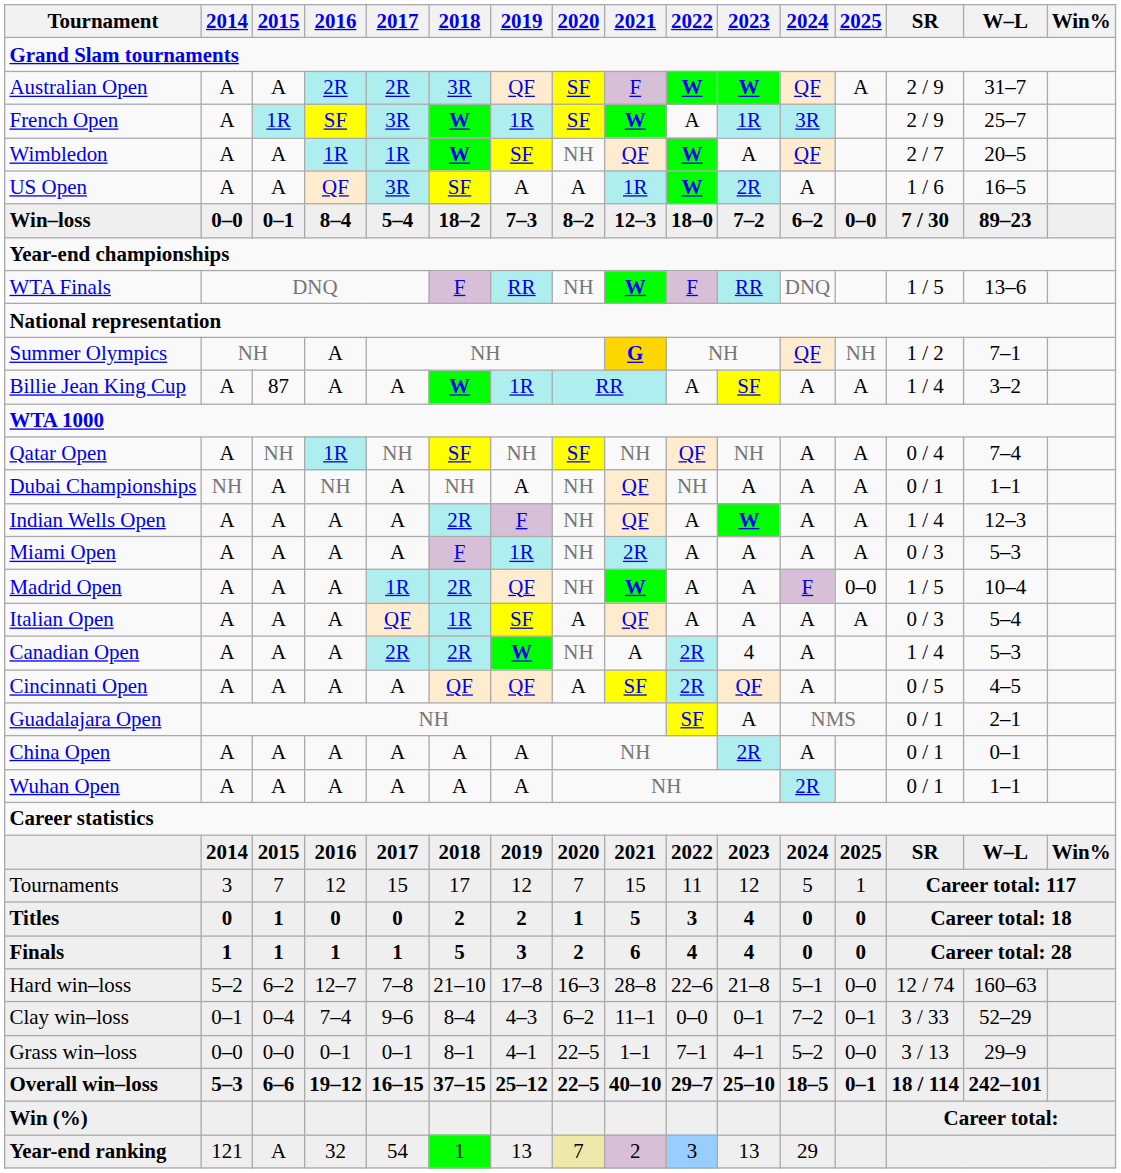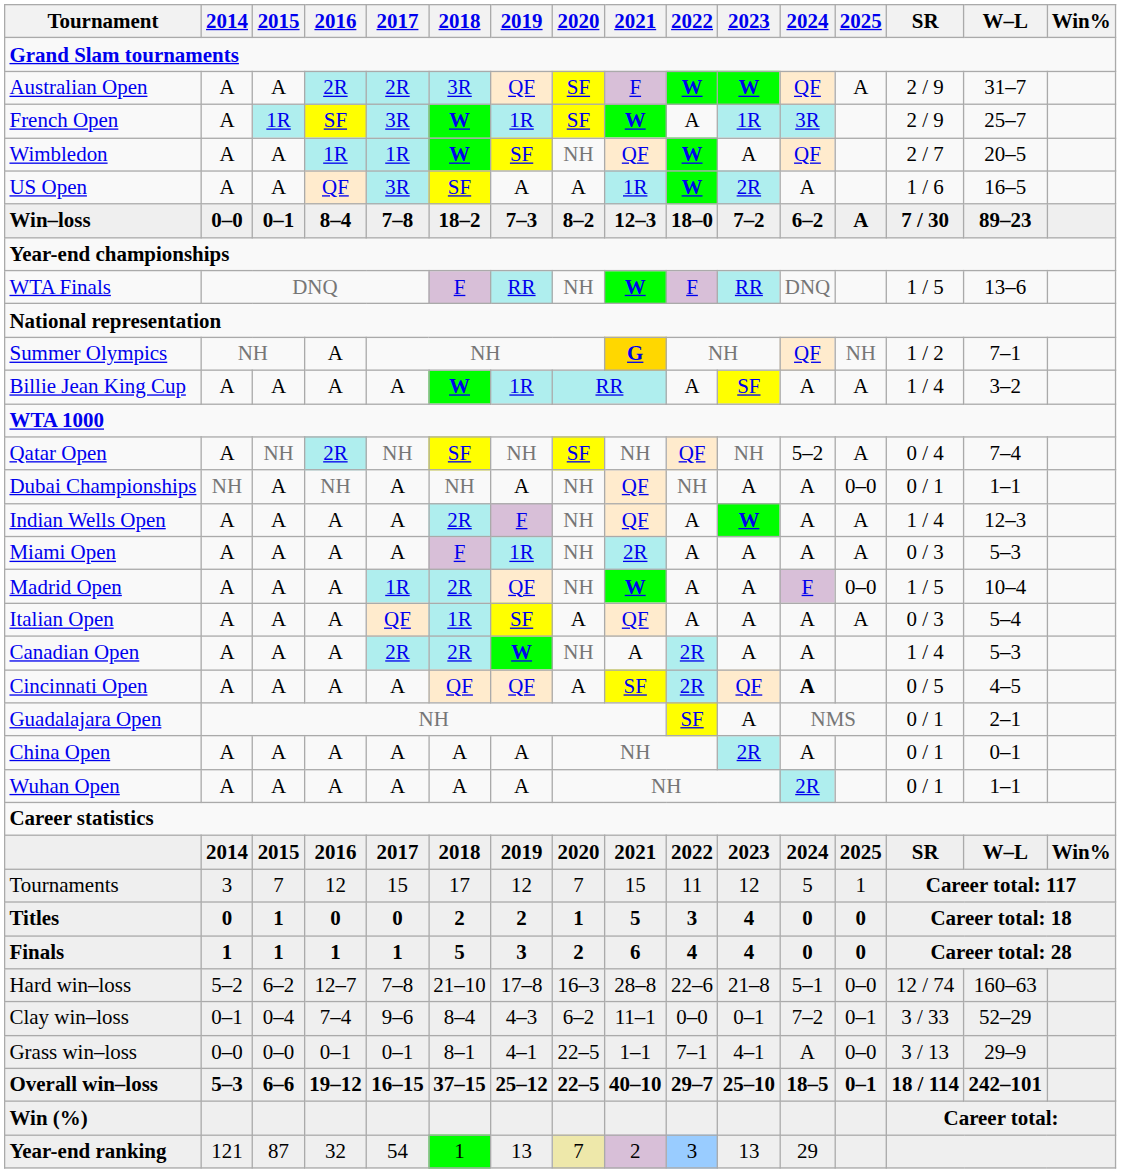(397, 220) 5–4 -> (397, 220) 7–8
(861, 220) 0–0 -> (861, 220) A
(279, 386) 87 -> (279, 386) A
(335, 453) 1R -> (335, 453) 2R
(807, 453) A -> (807, 453) 5–2
(861, 486) A -> (861, 486) 0–0
(749, 652) 4 -> (749, 652) A
(807, 685) normal -> (807, 685) bold
(807, 1051) 5–2 -> (807, 1051) A
(279, 1151) A -> (279, 1151) 87
